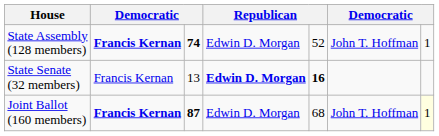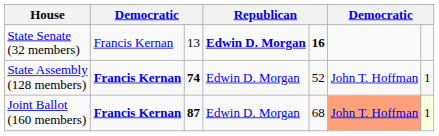rows swapped: (44, 77) <-> (48, 42)
(374, 112) no background -> (374, 112) lightsalmon background
